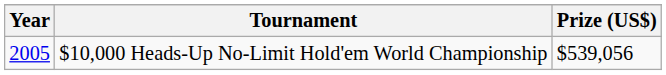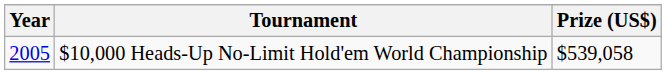(595, 52) $539,056 -> (595, 52) $539,058
